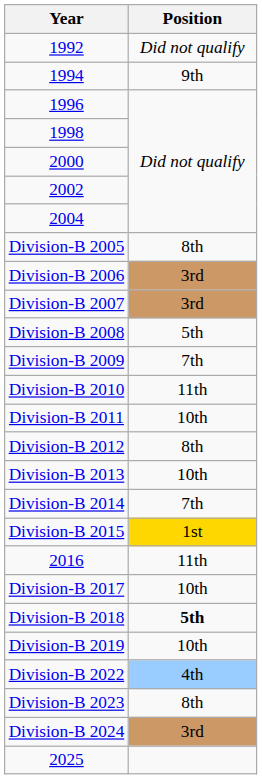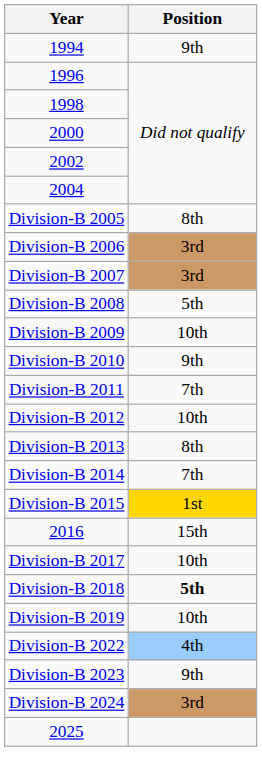- row: (66, 47)
(192, 361) 7th -> (192, 332) 10th
(192, 389) 11th -> (192, 361) 9th
(192, 418) 10th -> (192, 389) 7th
(192, 446) 8th -> (192, 418) 10th
(192, 475) 10th -> (192, 446) 8th
(192, 560) 11th -> (192, 532) 15th
(192, 703) 8th -> (192, 674) 9th
